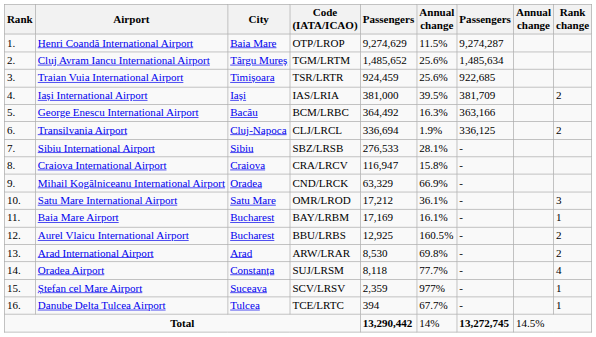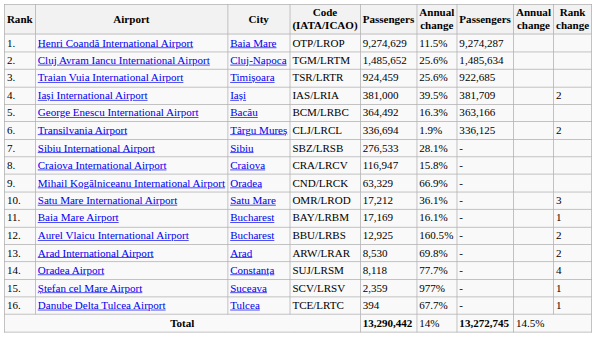(259, 60) Târgu Mureș -> (258, 60) Cluj-Napoca
(258, 130) Cluj-Napoca -> (259, 130) Târgu Mureș
